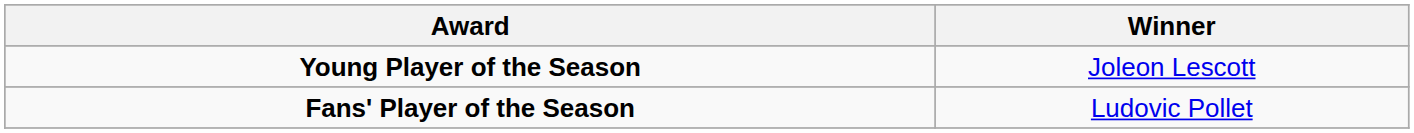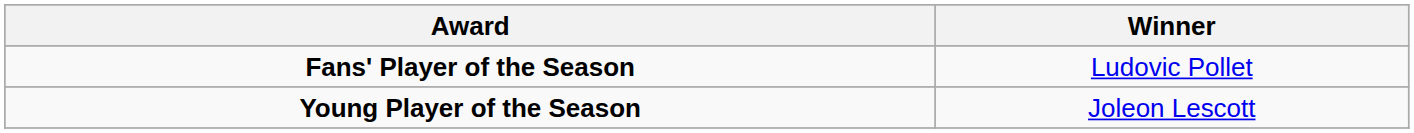rows swapped: (470, 108) <-> (470, 67)
